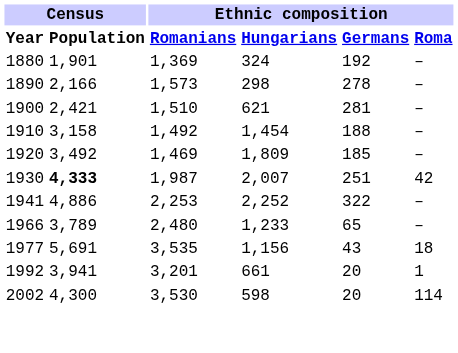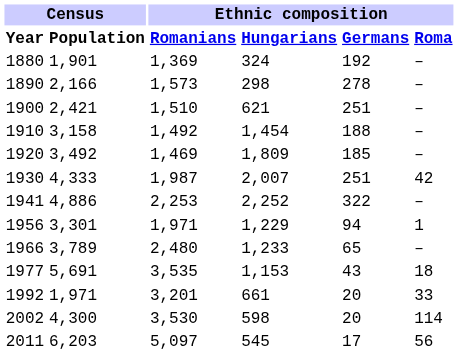(356, 108) 281 -> (356, 108) 251
(73, 179) bold -> (73, 179) normal
+ row: (25, 225)
(265, 249) 1,156 -> (265, 272) 1,153
(73, 272) 3,941 -> (73, 295) 1,971
(419, 272) 1 -> (424, 295) 33
+ row: (25, 342)
